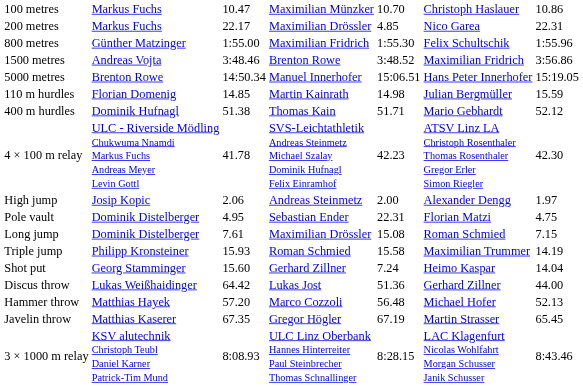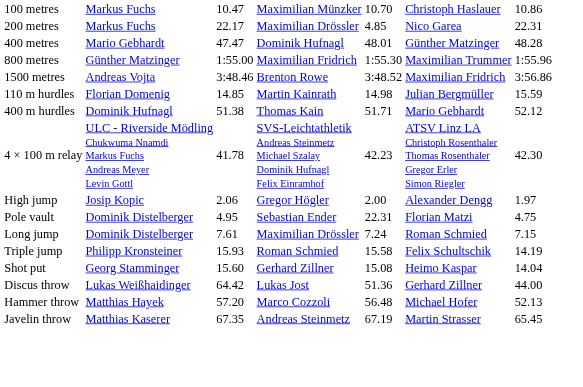+ row: (32, 43)
(467, 43) Felix Schultschik -> (458, 60) Maximilian Trummer
- row: (35, 77)
(316, 200) Andreas Steinmetz -> (293, 200) Gregor Högler
(391, 234) 15.08 -> (376, 234) 7.24
(477, 251) Maximilian Trummer -> (448, 251) Felix Schultschik
(388, 268) 7.24 -> (379, 268) 15.08
(305, 318) Gregor Högler -> (303, 318) Andreas Steinmetz
- row: (46, 356)
